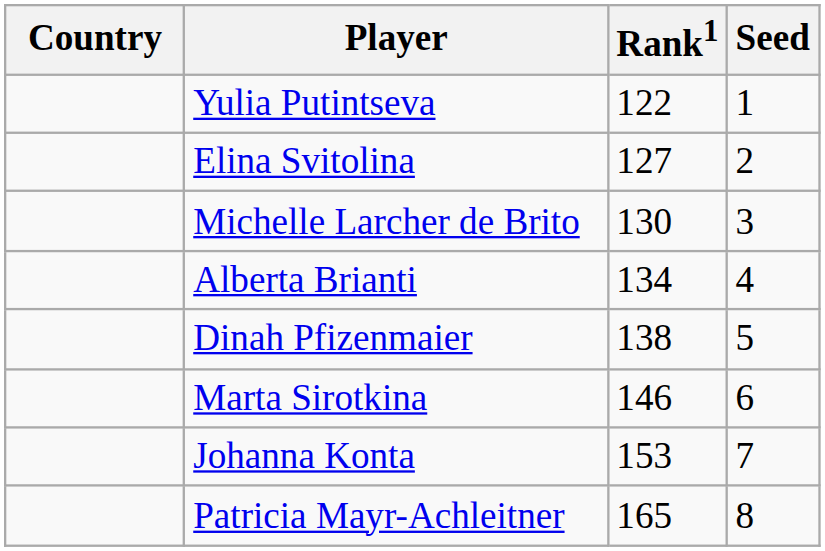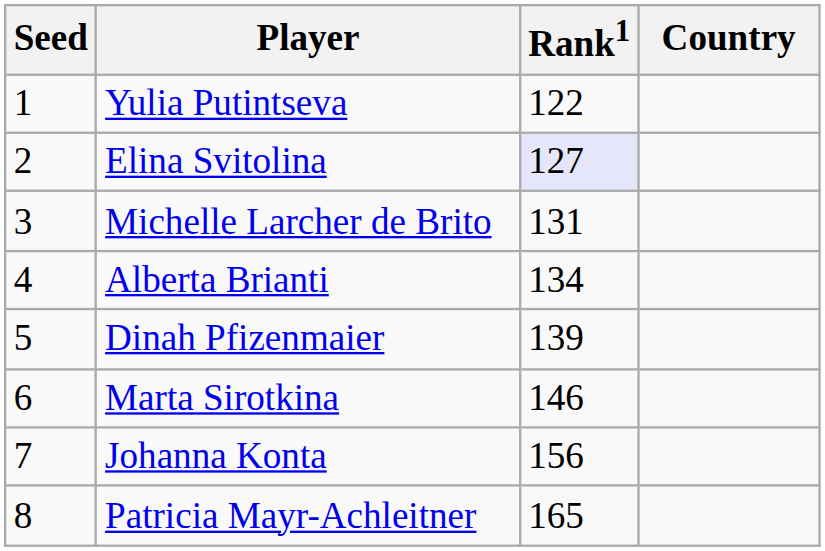columns swapped: (95, 38) <-> (773, 38)
(644, 161) no background -> (556, 161) lavender background
(644, 220) 130 -> (556, 220) 131
(644, 338) 138 -> (556, 338) 139
(644, 456) 153 -> (556, 456) 156
